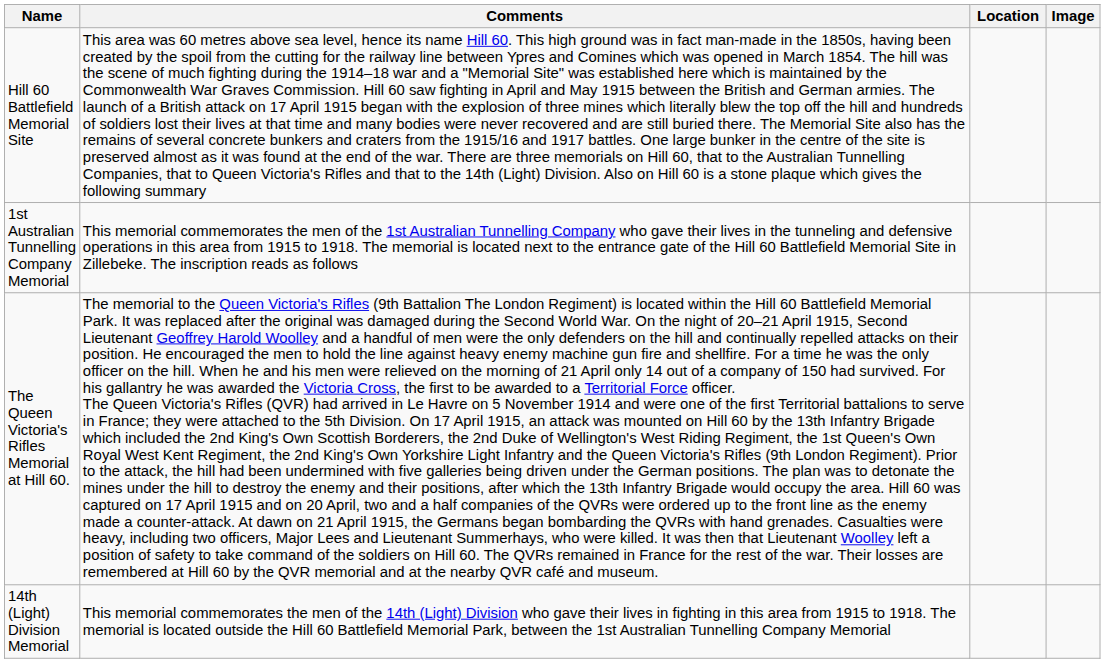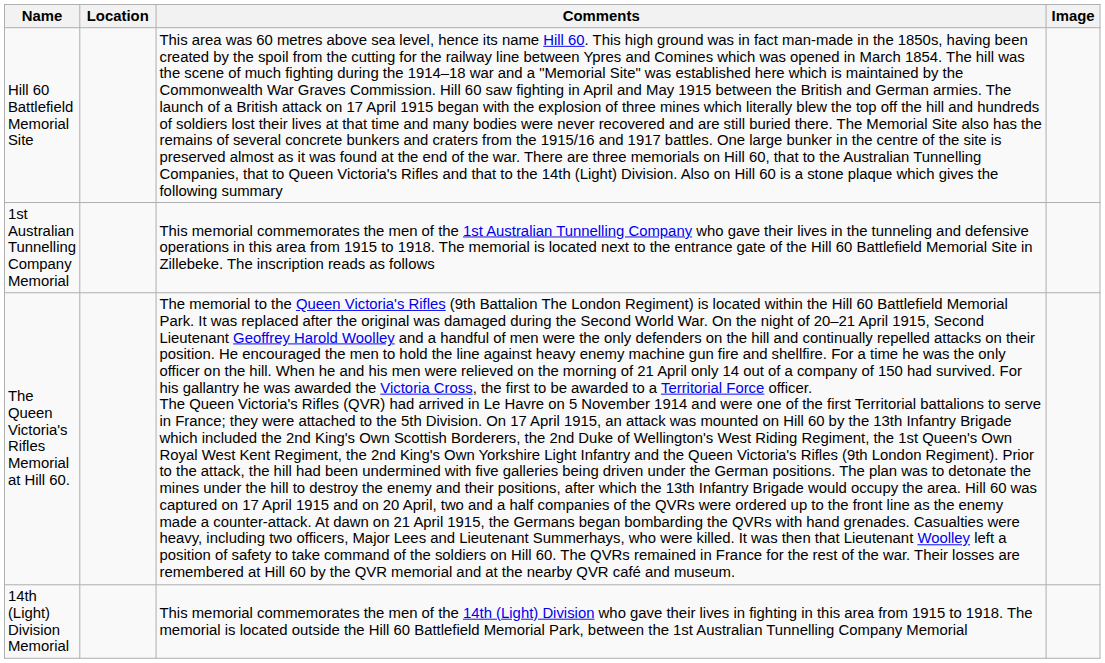columns swapped: (1008, 16) <-> (525, 16)
